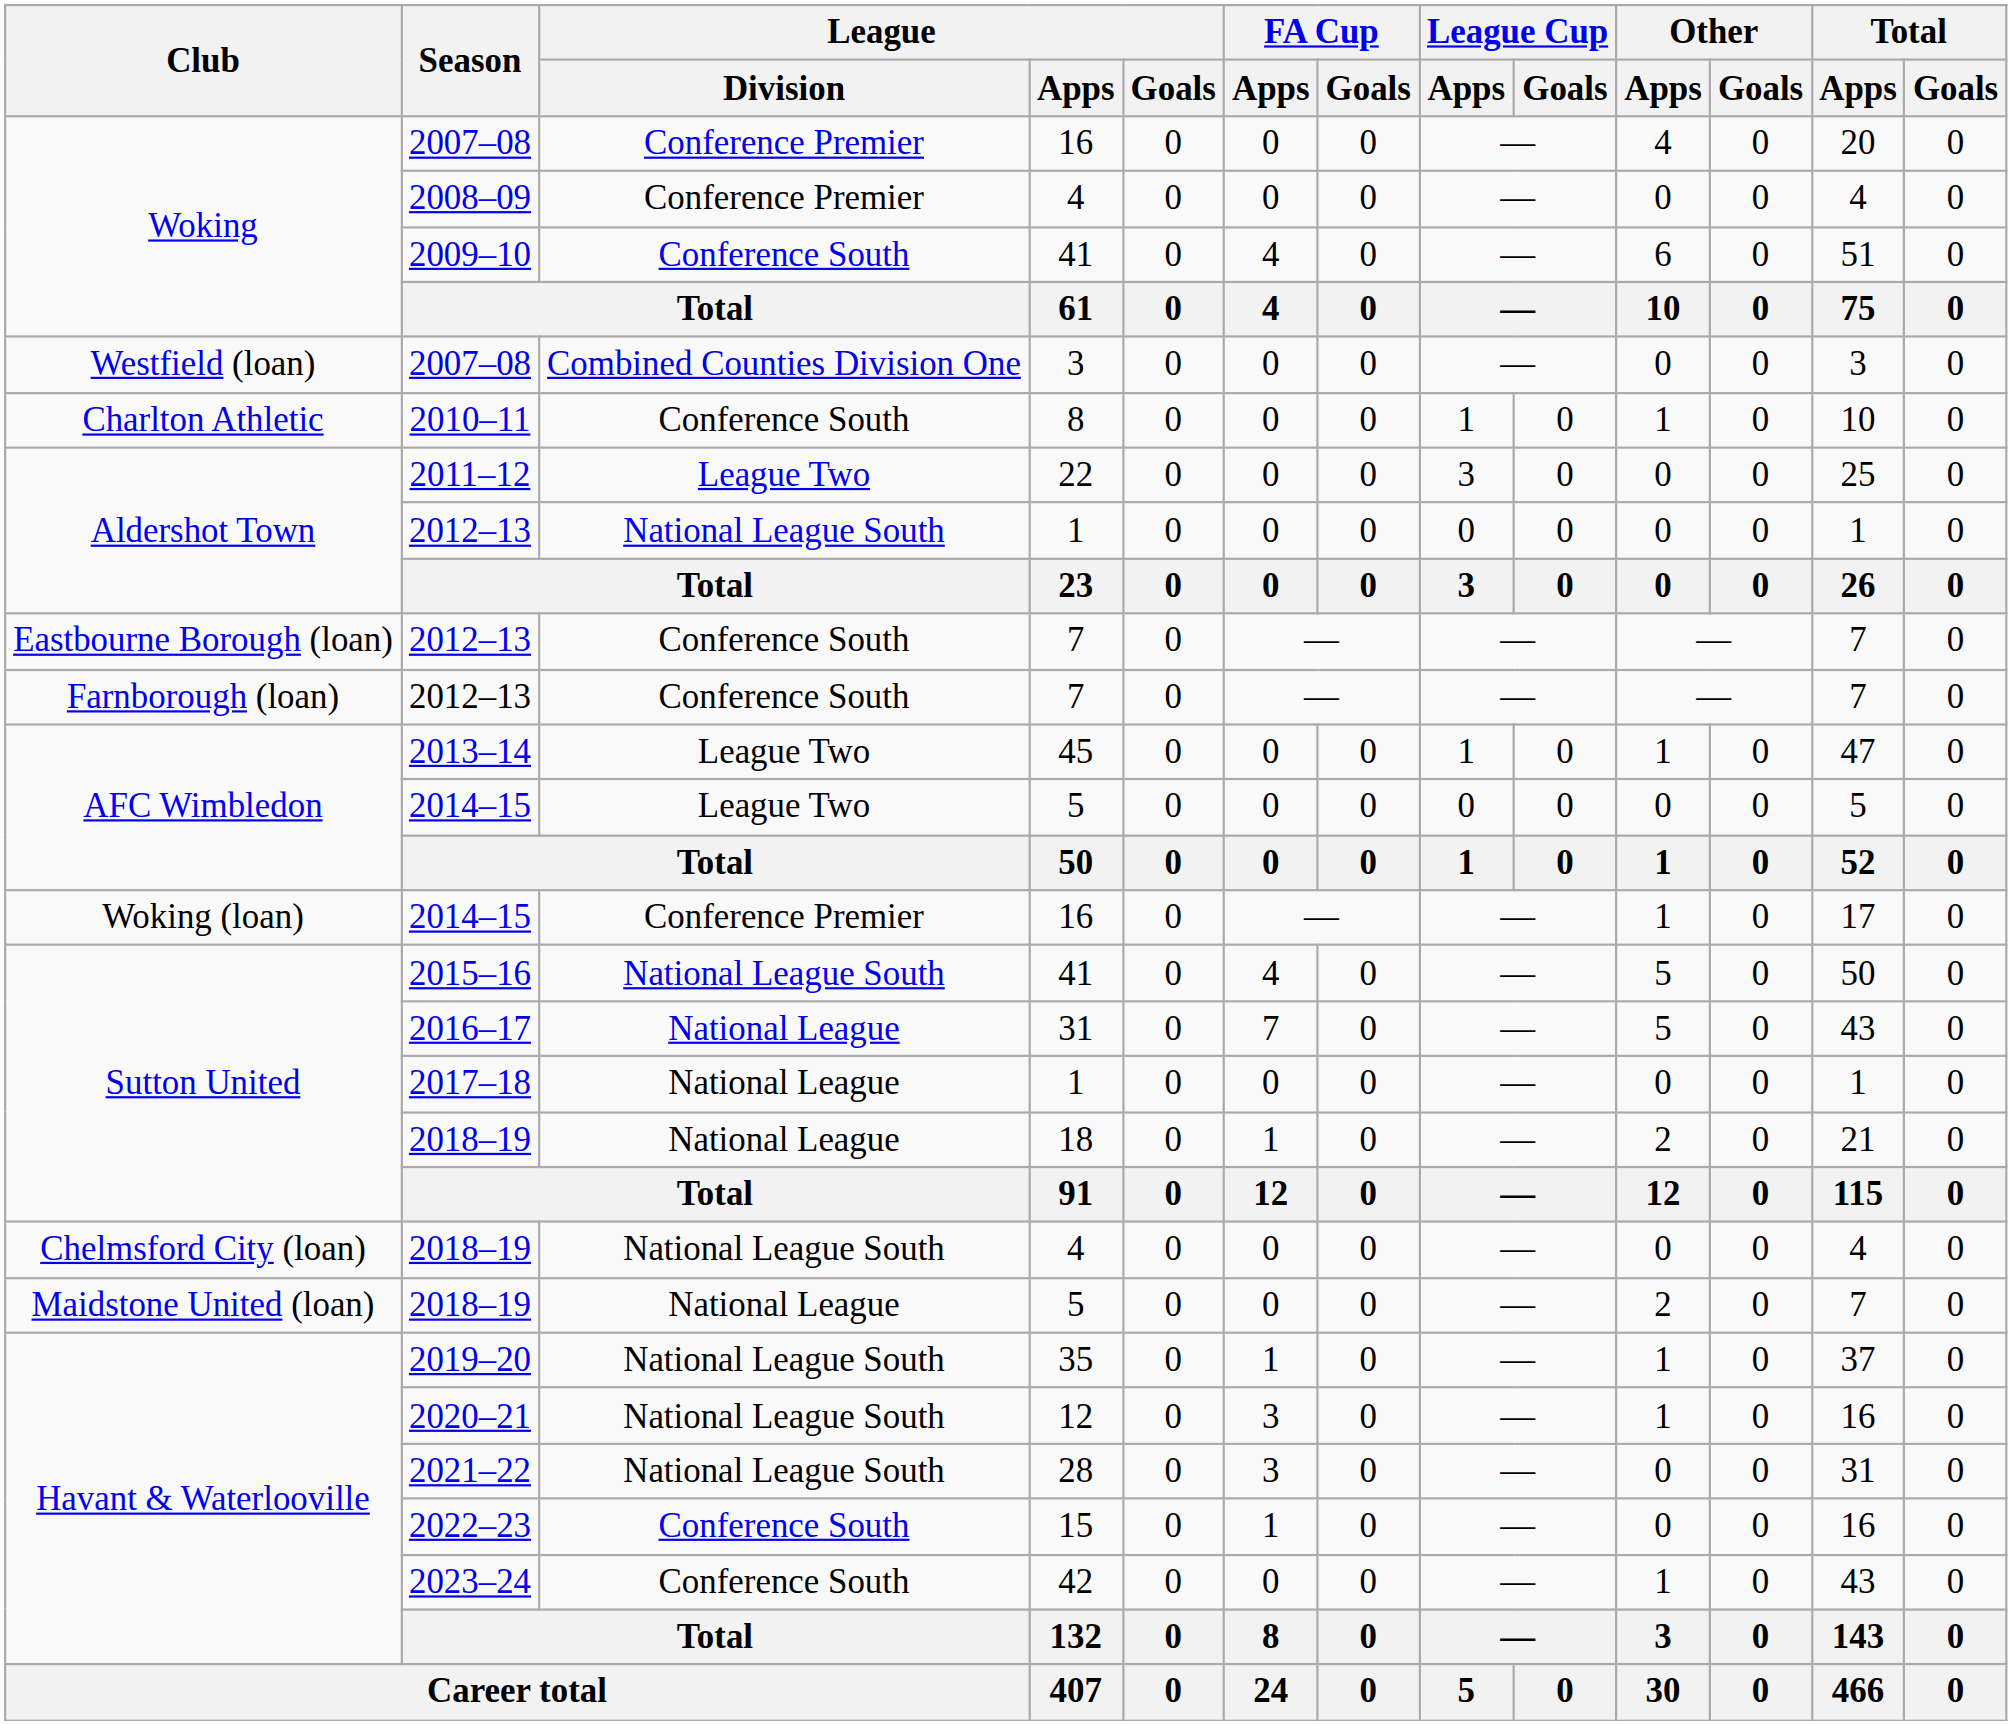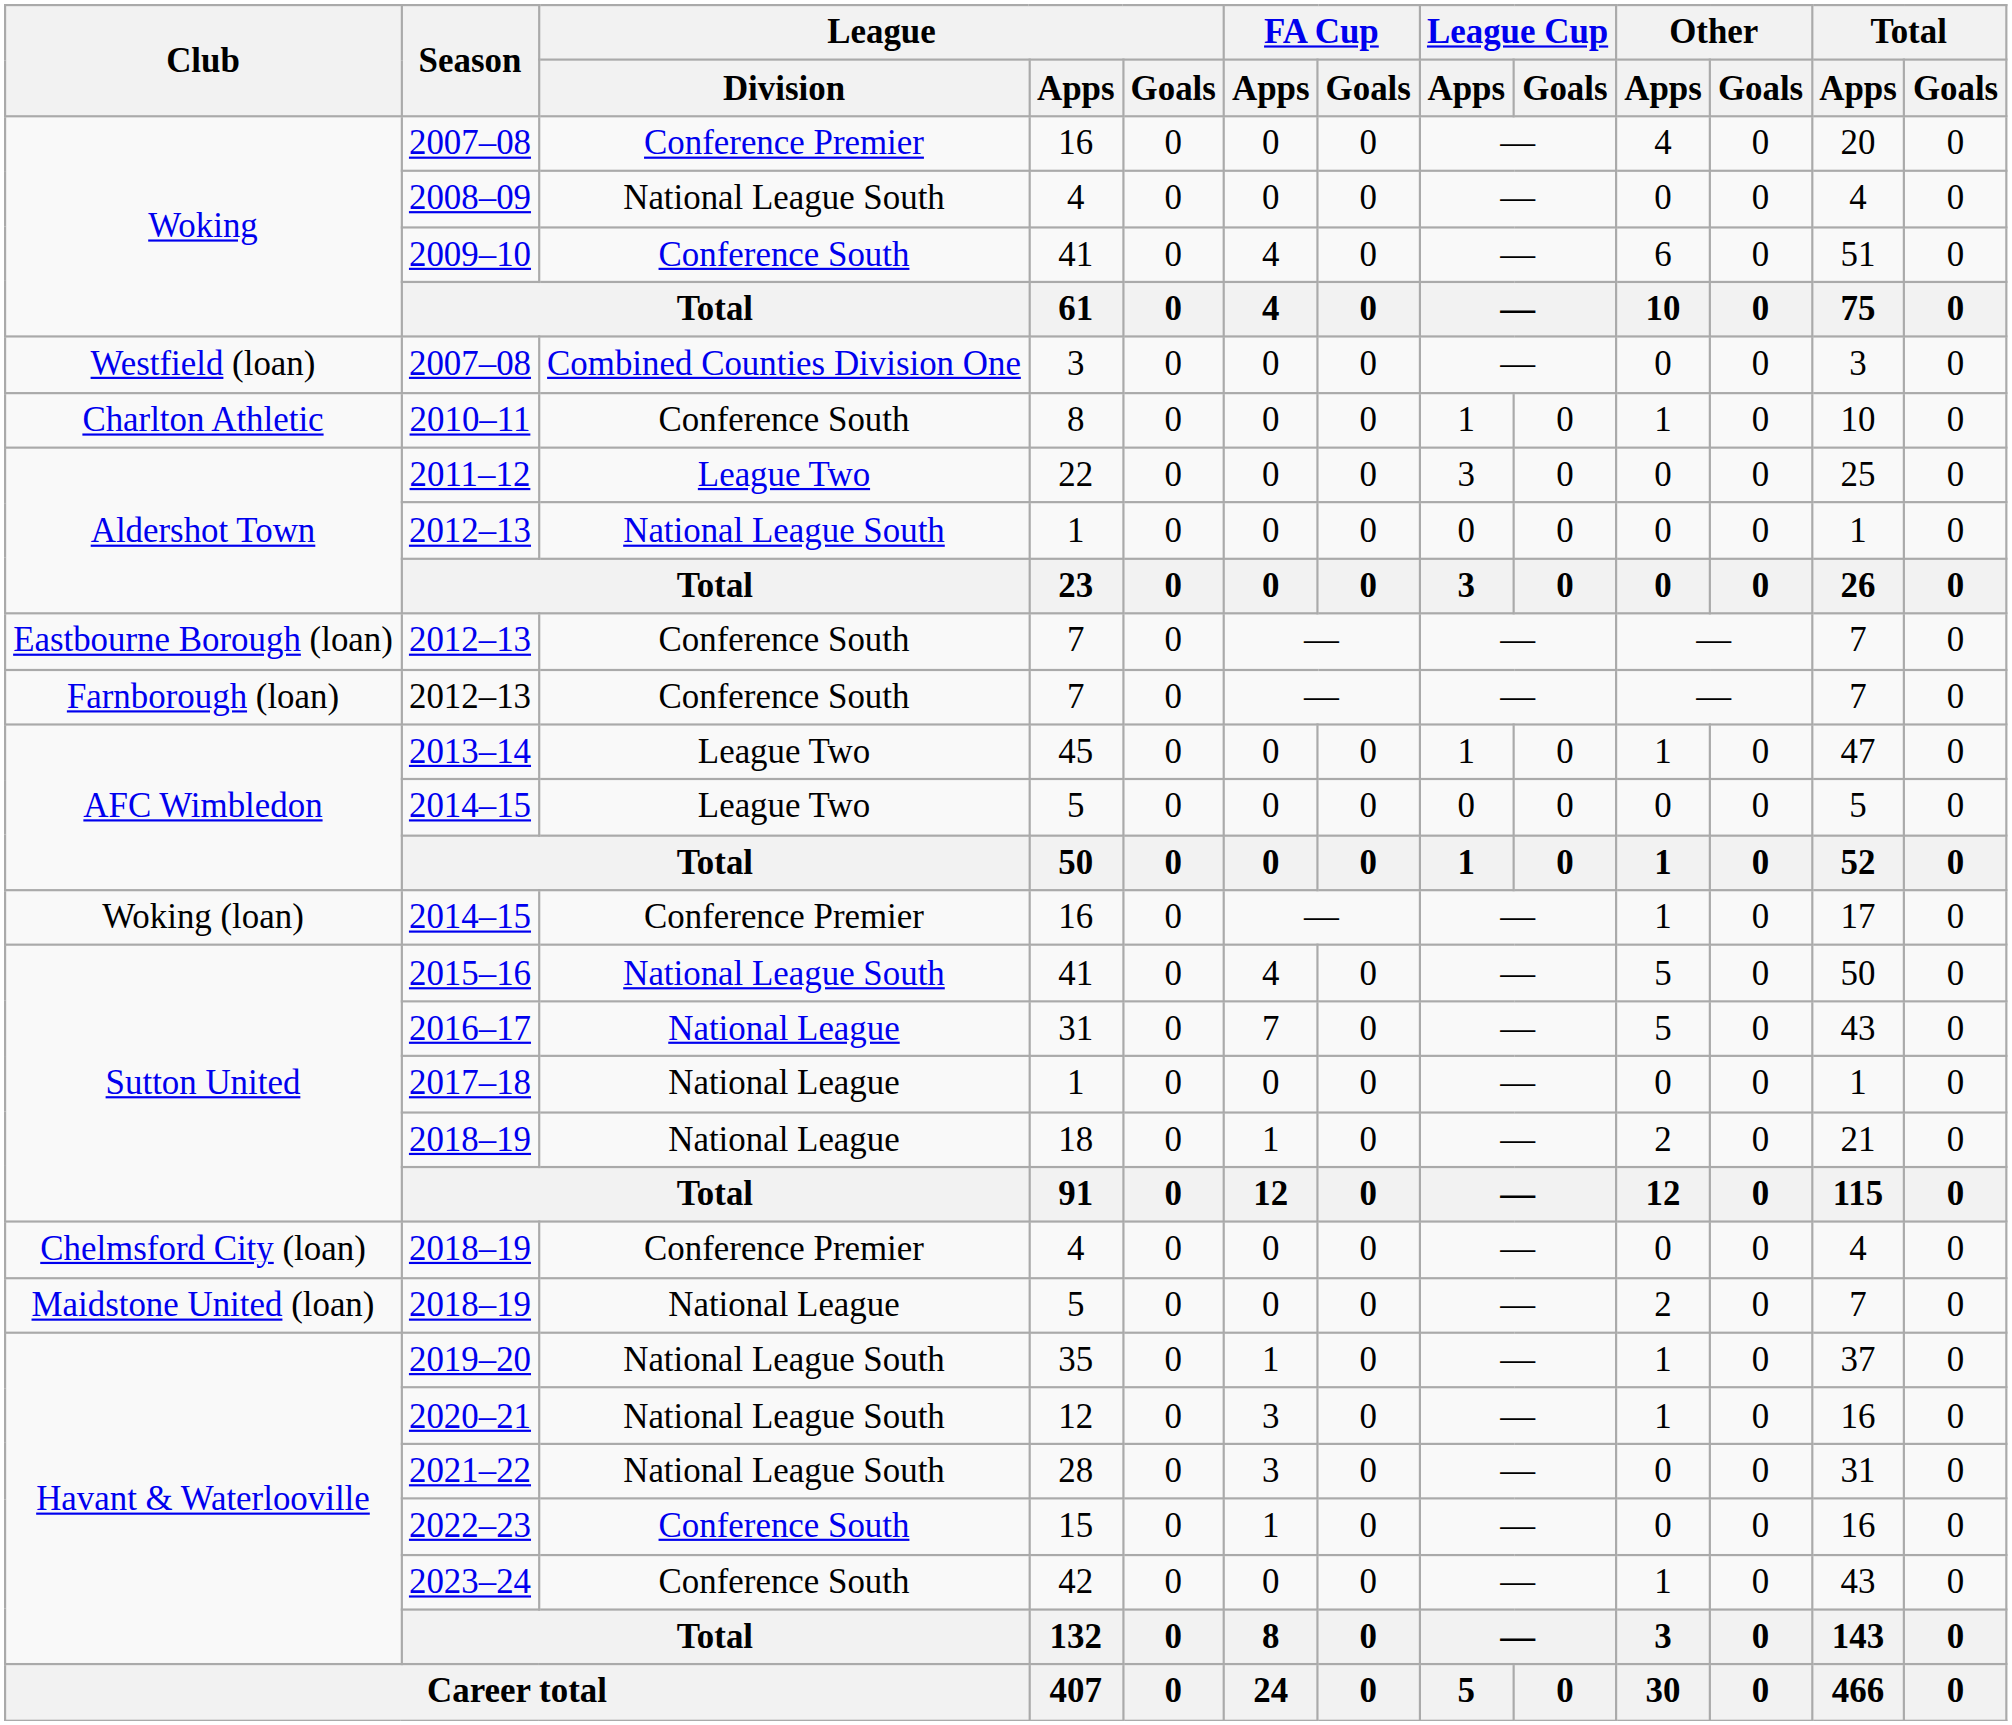(784, 198) Conference Premier -> (784, 198) National League South
(784, 1249) National League South -> (784, 1249) Conference Premier
